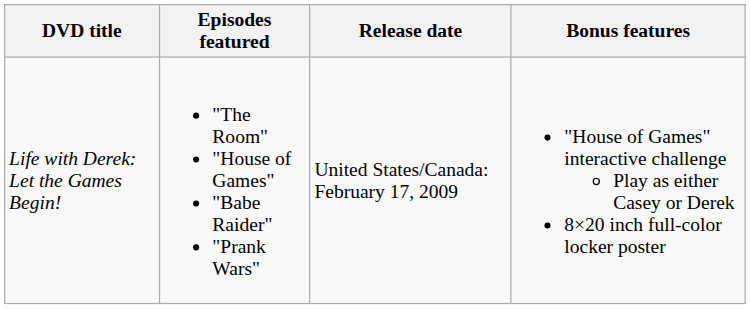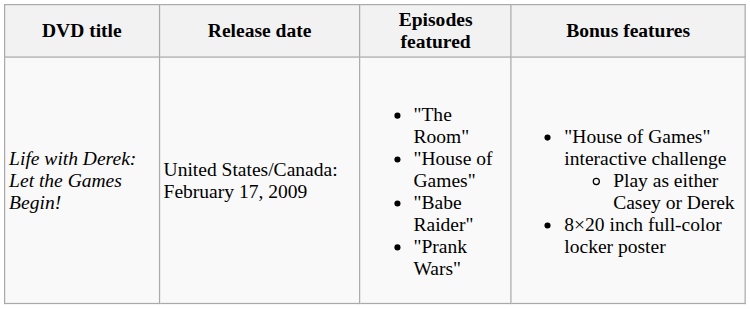columns swapped: (410, 30) <-> (234, 30)
